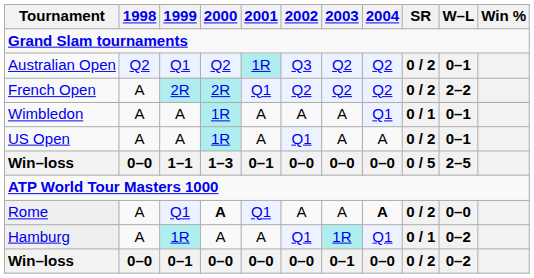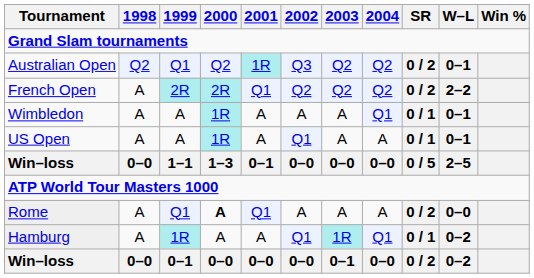(421, 138) 0 / 2 -> (421, 138) 0 / 1
(382, 211) bold -> (382, 211) normal
